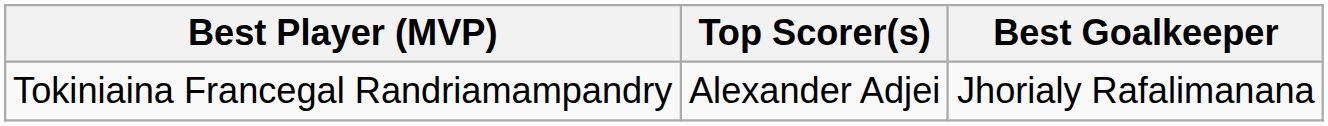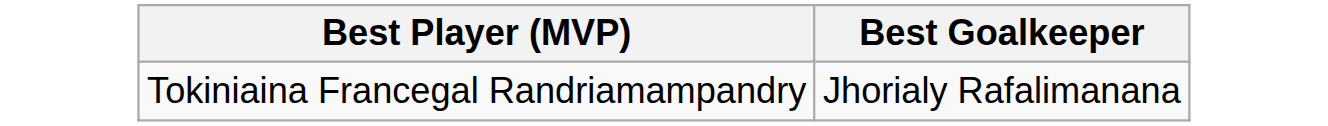- column: (815, 33)
